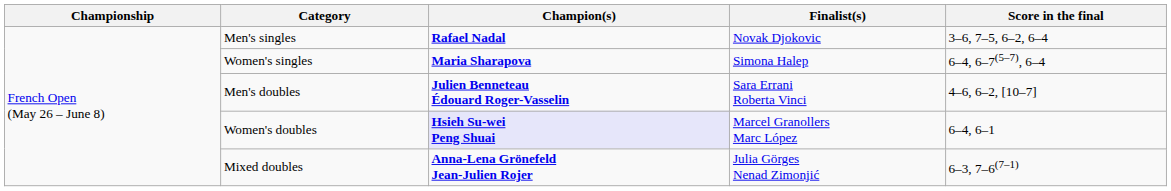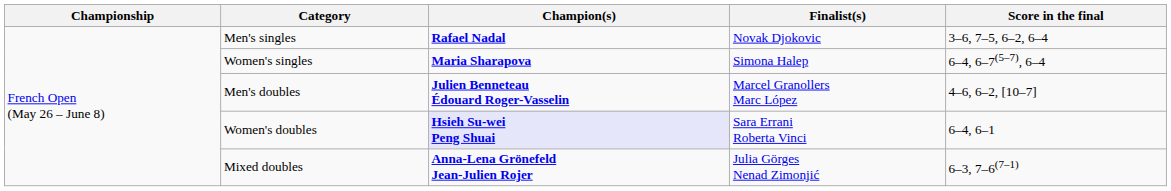(770, 92) Sara Errani Roberta Vinci -> (781, 92) Marcel Granollers Marc López
(781, 130) Marcel Granollers Marc López -> (770, 130) Sara Errani Roberta Vinci
